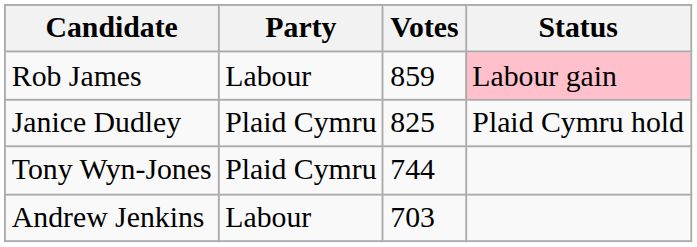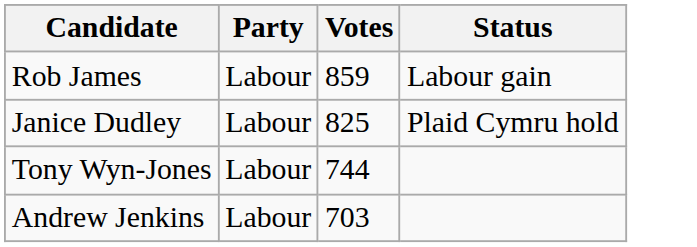(545, 75) pink background -> (479, 75) no background
(301, 122) Plaid Cymru -> (268, 122) Labour
(301, 169) Plaid Cymru -> (268, 169) Labour
